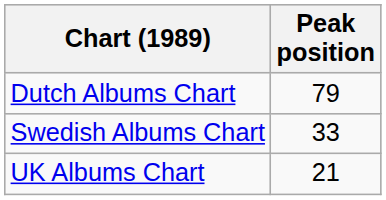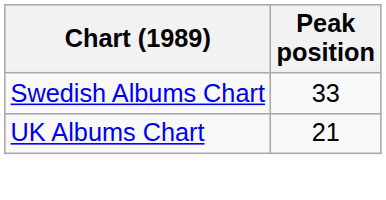- row: (123, 93)
